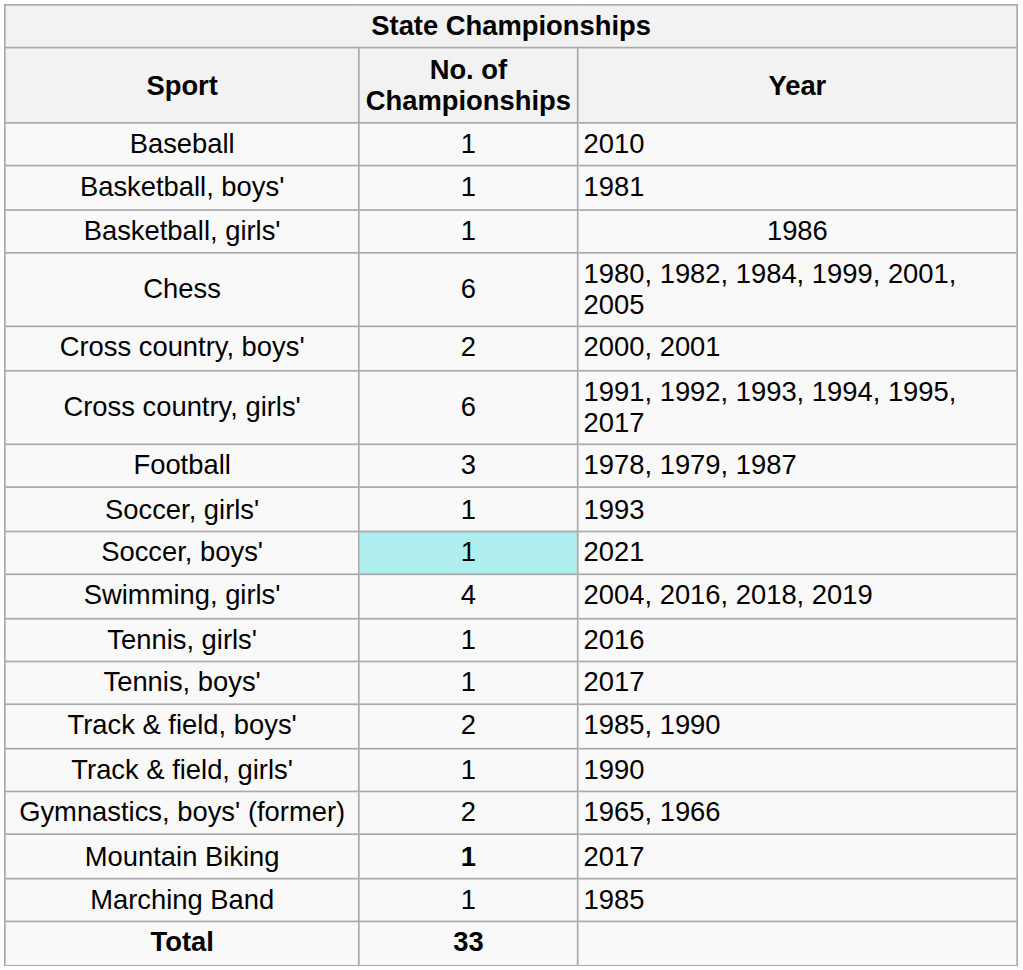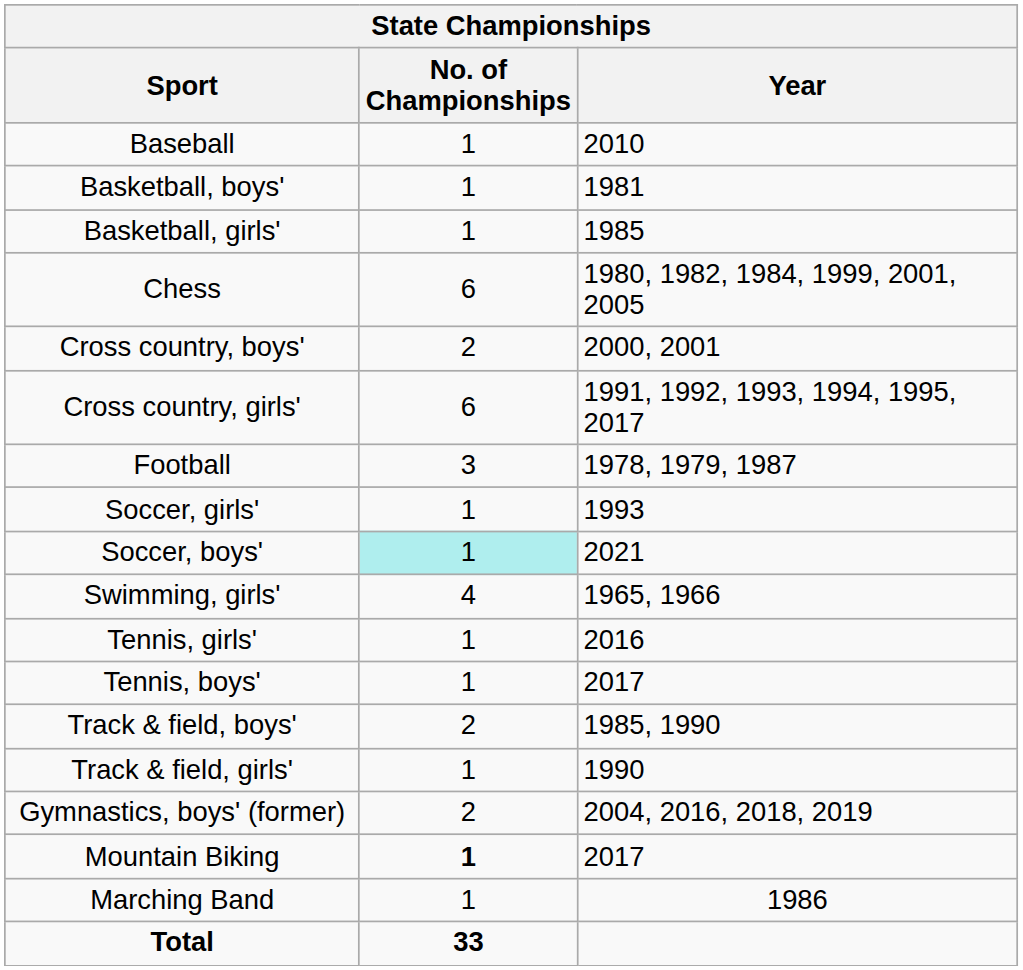(797, 230) 1986 -> (614, 230) 1985
(728, 595) 2004, 2016, 2018, 2019 -> (652, 595) 1965, 1966
(652, 812) 1965, 1966 -> (728, 812) 2004, 2016, 2018, 2019
(614, 899) 1985 -> (797, 899) 1986
